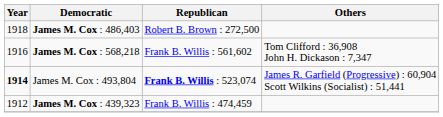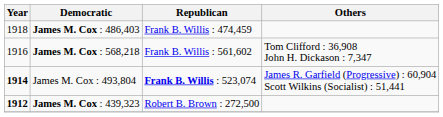(202, 29) Robert B. Brown : 272,500 -> (198, 29) Frank B. Willis : 474,459
(17, 103) normal -> (17, 103) bold
(198, 103) Frank B. Willis : 474,459 -> (202, 103) Robert B. Brown : 272,500
